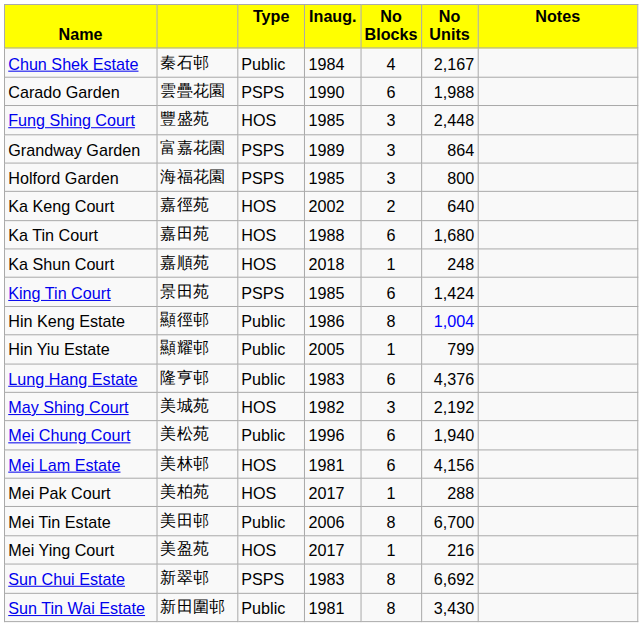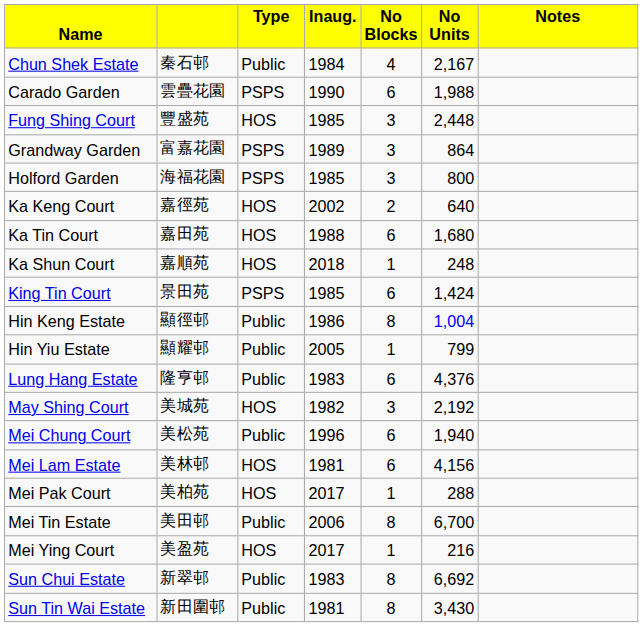(263, 580) PSPS -> (263, 580) Public
